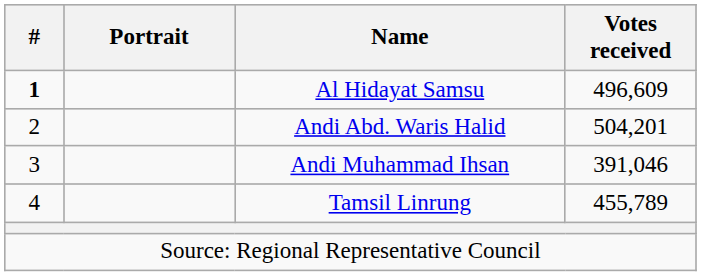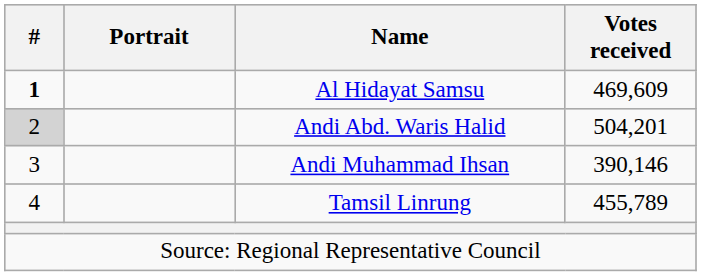(631, 89) 496,609 -> (631, 89) 469,609
(34, 127) no background -> (34, 127) lightgrey background
(631, 165) 391,046 -> (631, 165) 390,146
